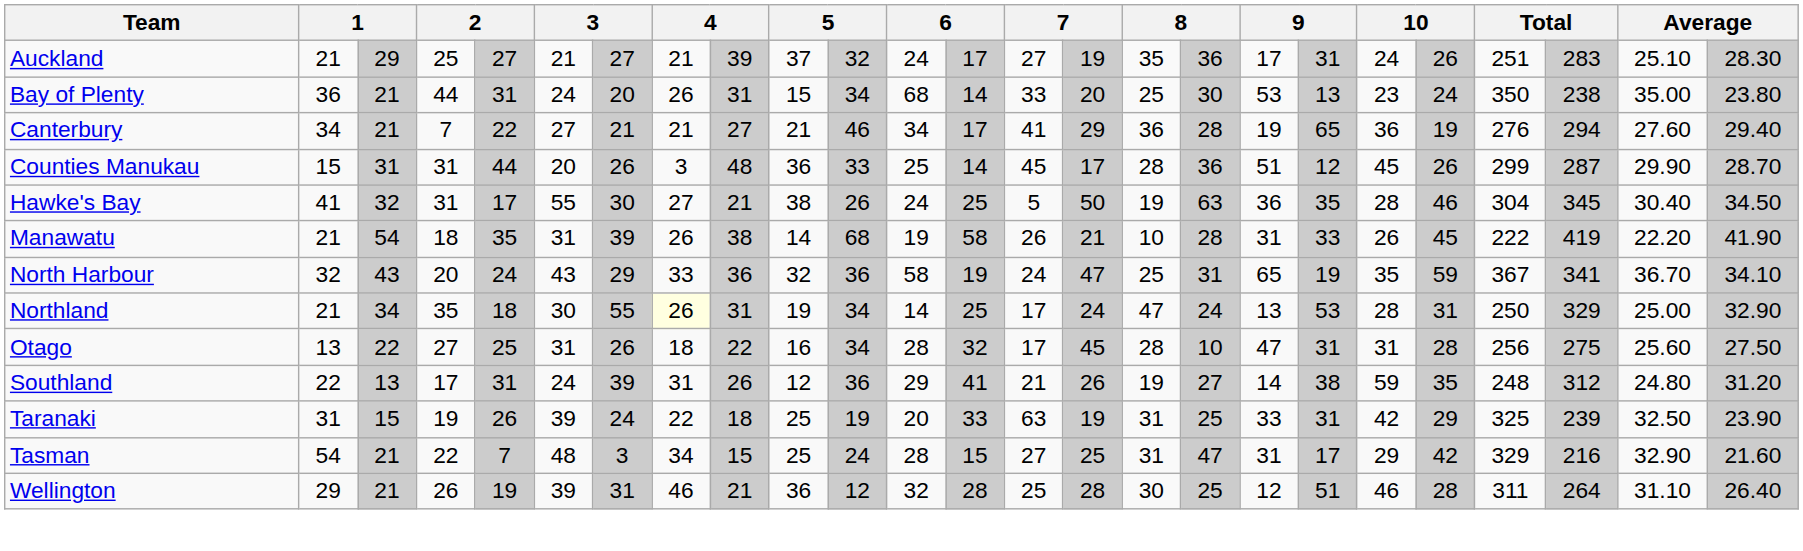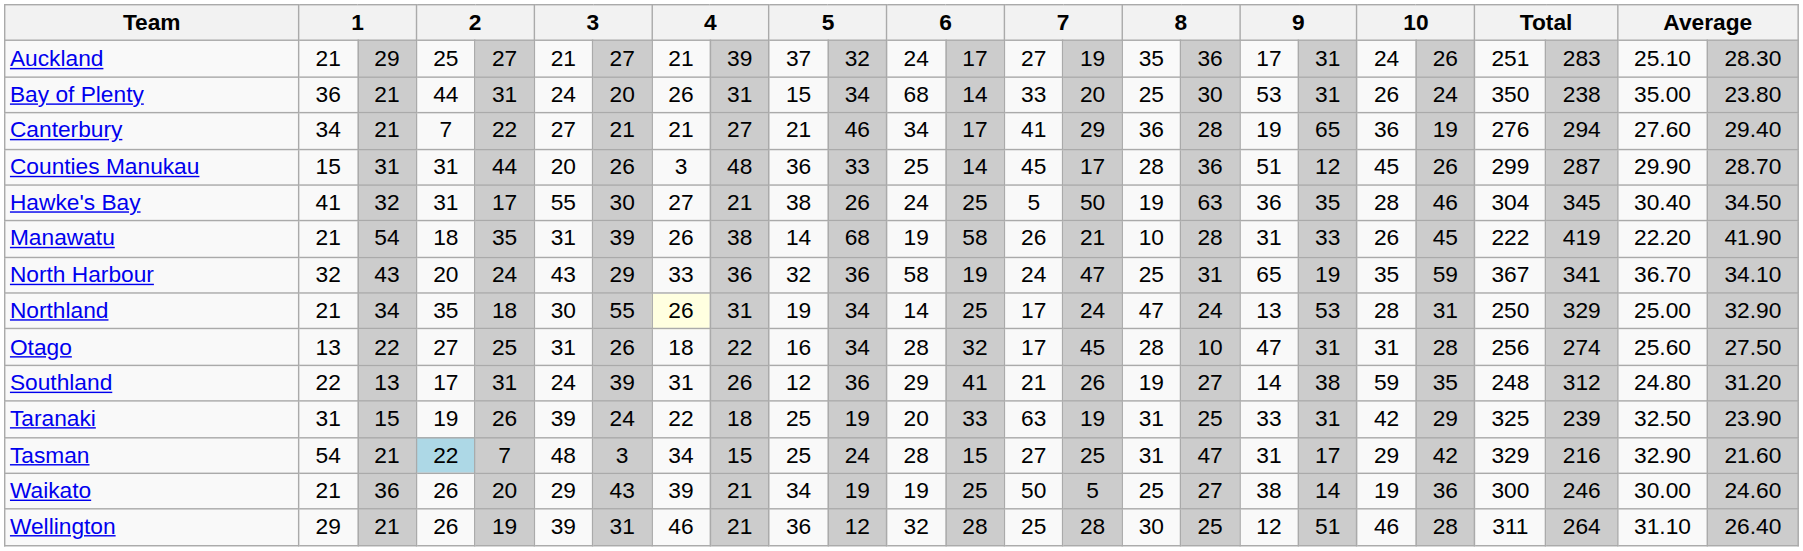(1328, 94) 13 -> (1328, 94) 31
(1387, 94) 23 -> (1387, 94) 26
(1582, 346) 275 -> (1582, 346) 274
(446, 454) no background -> (446, 454) lightblue background
+ row: (51, 490)
